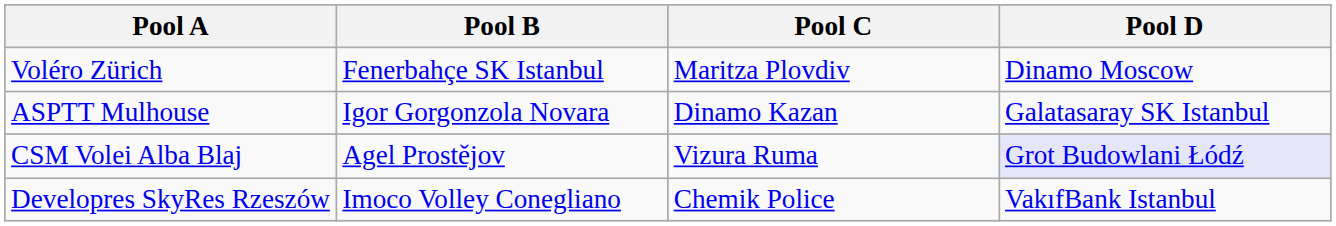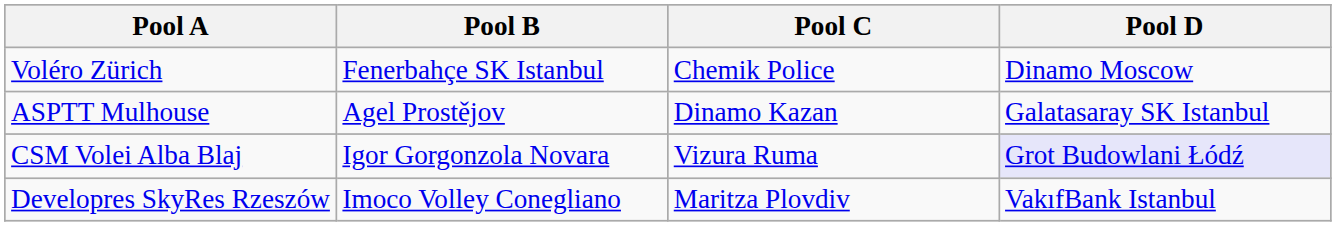(762, 69) Maritza Plovdiv -> (754, 69) Chemik Police
(476, 112) Igor Gorgonzola Novara -> (424, 112) Agel Prostějov
(424, 155) Agel Prostějov -> (476, 155) Igor Gorgonzola Novara
(754, 198) Chemik Police -> (762, 198) Maritza Plovdiv
